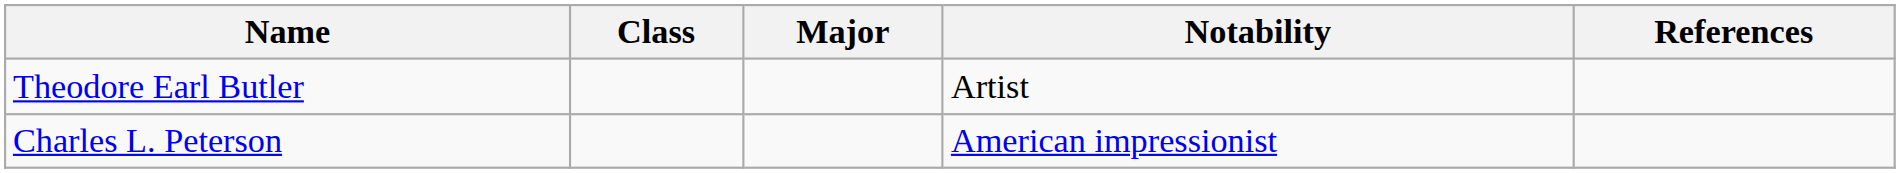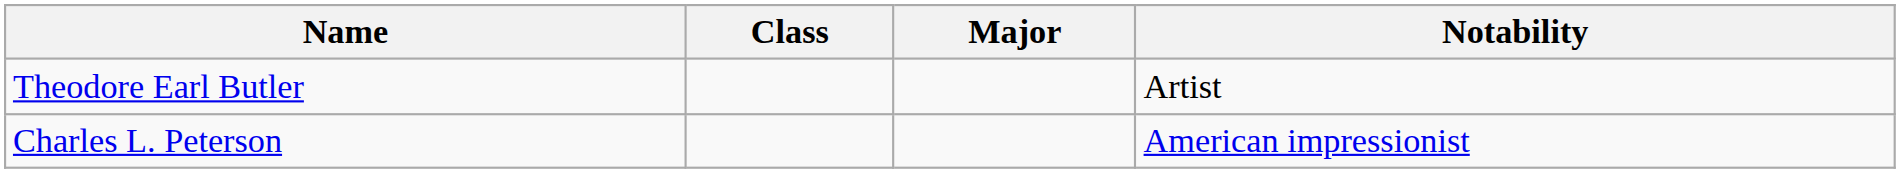- column: (1734, 31)
